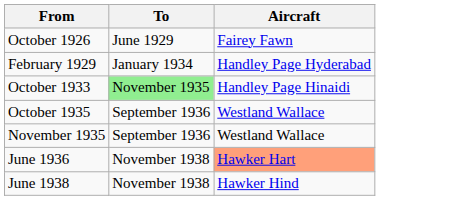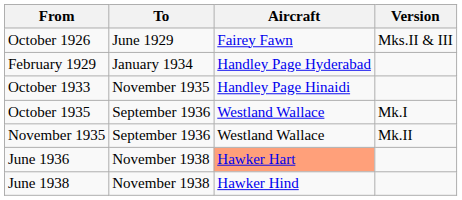+ column: (415, 16)
(161, 87) lightgreen background -> (161, 87) no background
